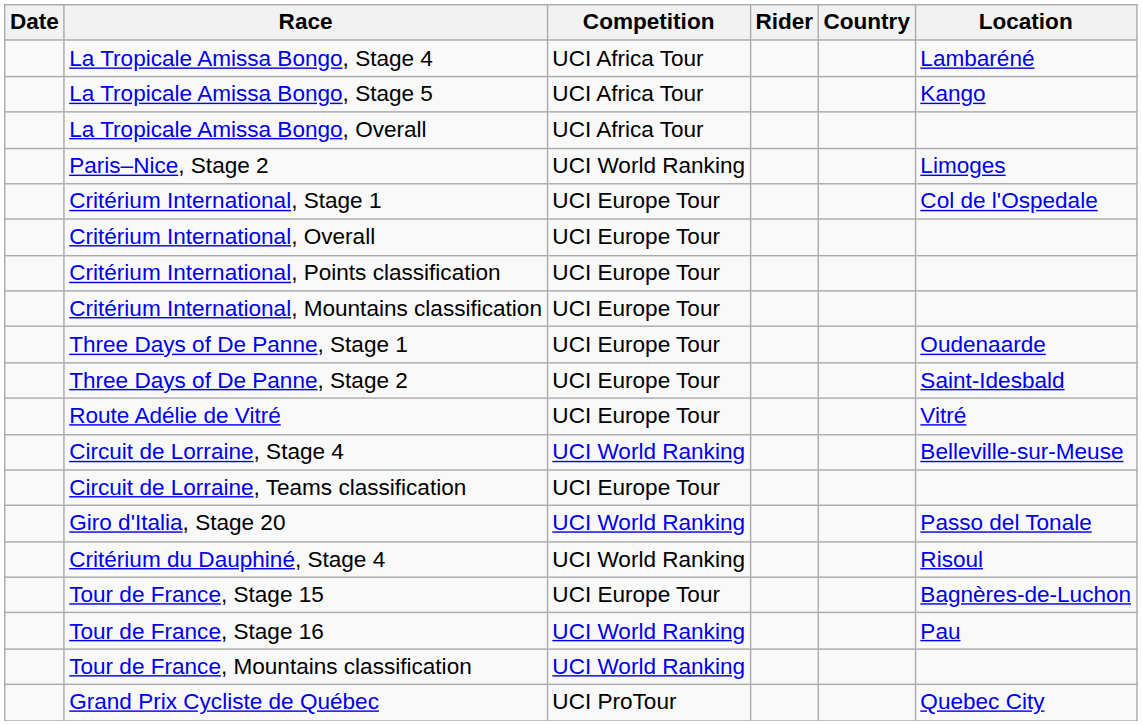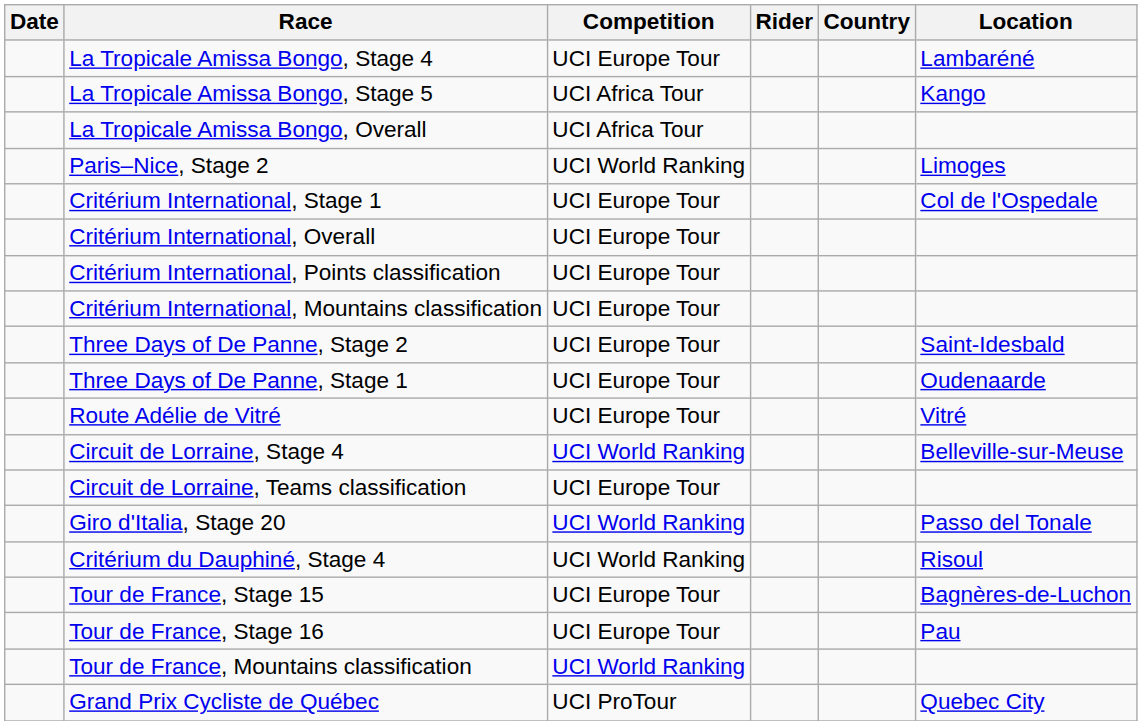(628, 58) UCI Africa Tour -> (636, 58) UCI Europe Tour
rows swapped: (239, 344) <-> (239, 380)
(649, 630) UCI World Ranking -> (636, 630) UCI Europe Tour
